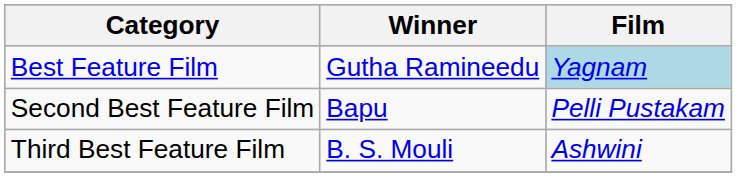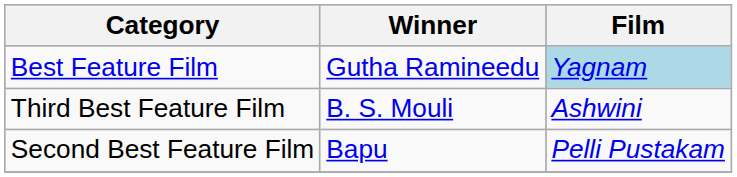rows swapped: (163, 108) <-> (148, 150)
